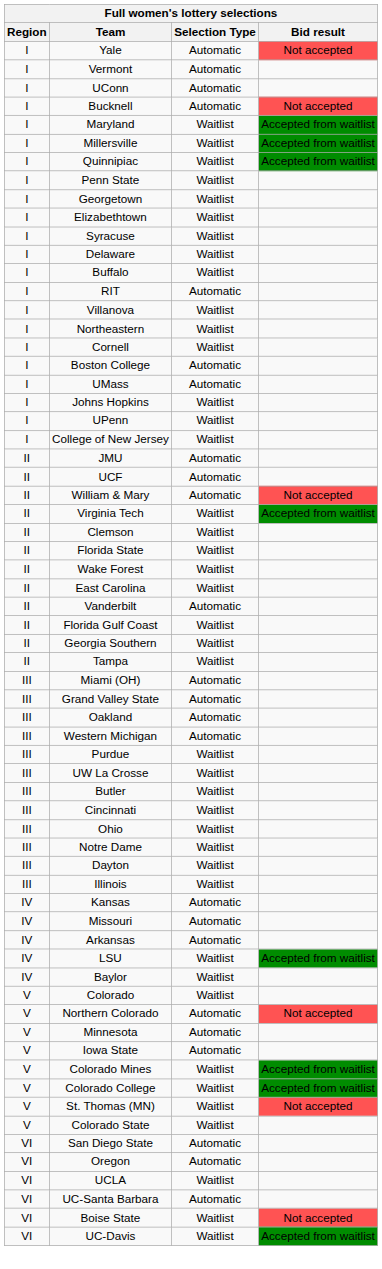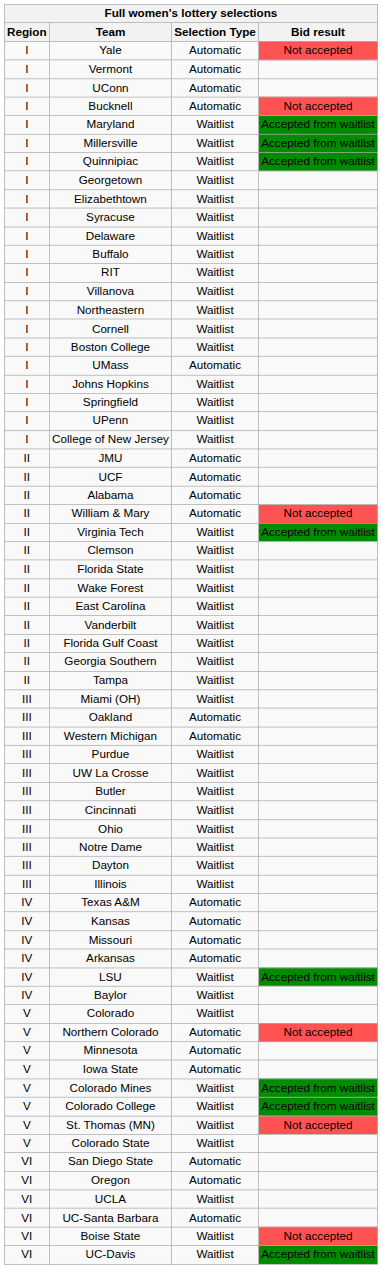- row: (110, 180)
(215, 291) Automatic -> (215, 273) Waitlist
(215, 365) Automatic -> (215, 347) Waitlist
+ row: (110, 402)
+ row: (110, 495)
(215, 606) Automatic -> (215, 625) Waitlist
(215, 680) Automatic -> (215, 699) Waitlist
- row: (110, 699)
+ row: (110, 902)
